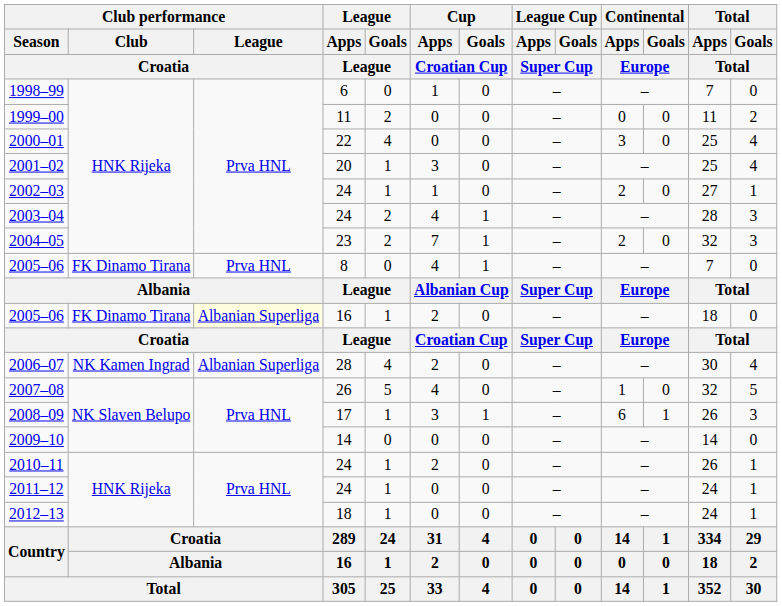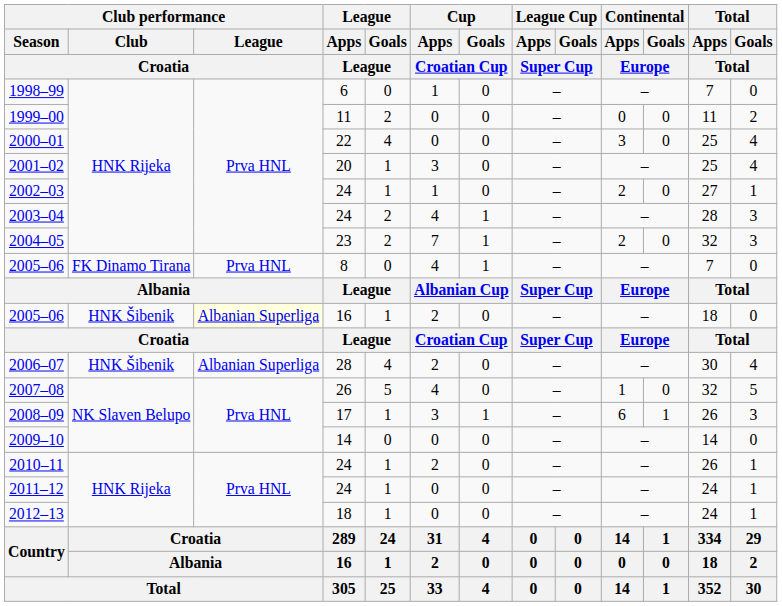(131, 315) FK Dinamo Tirana -> (131, 315) HNK Šibenik
(131, 365) NK Kamen Ingrad -> (131, 365) HNK Šibenik
